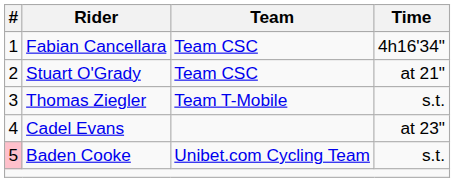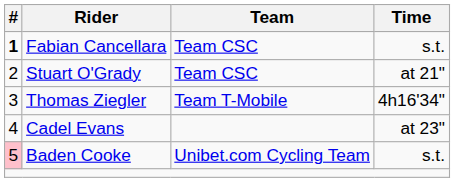(13, 45) normal -> (13, 45) bold
(411, 45) 4h16'34" -> (433, 45) s.t.
(433, 100) s.t. -> (411, 100) 4h16'34"
